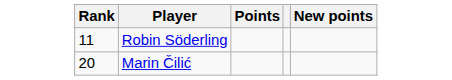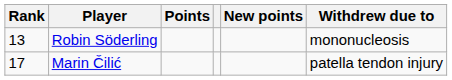+ column: (376, 16)
(86, 39) 11 -> (17, 39) 13
(87, 63) 20 -> (17, 63) 17
